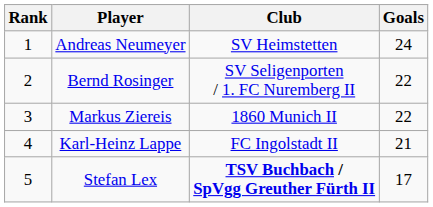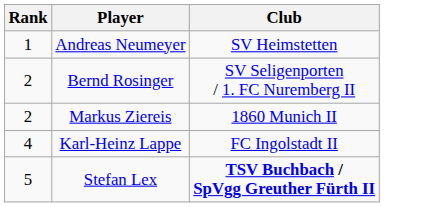- column: (403, 17)
(28, 116) 3 -> (28, 116) 2
